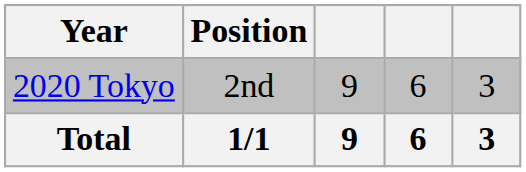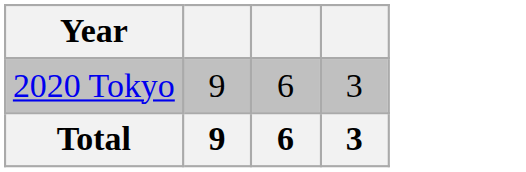- column: (249, 31)
